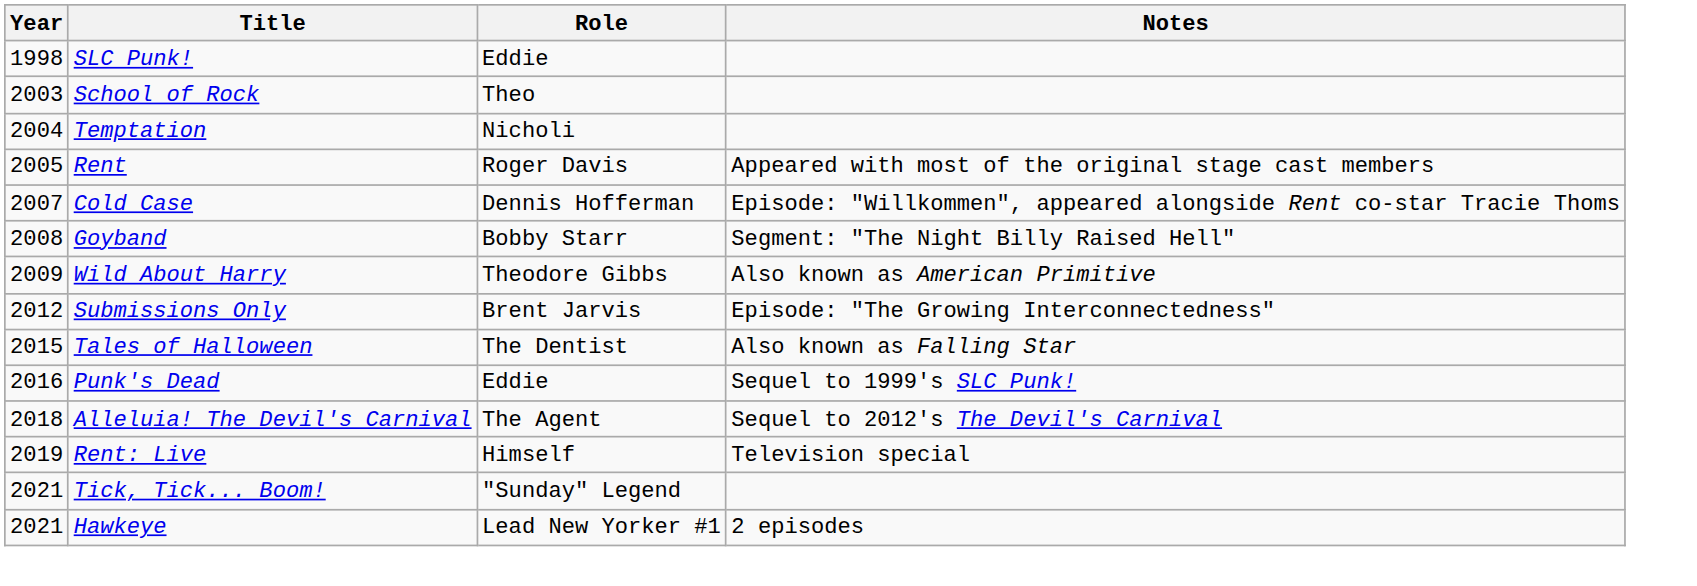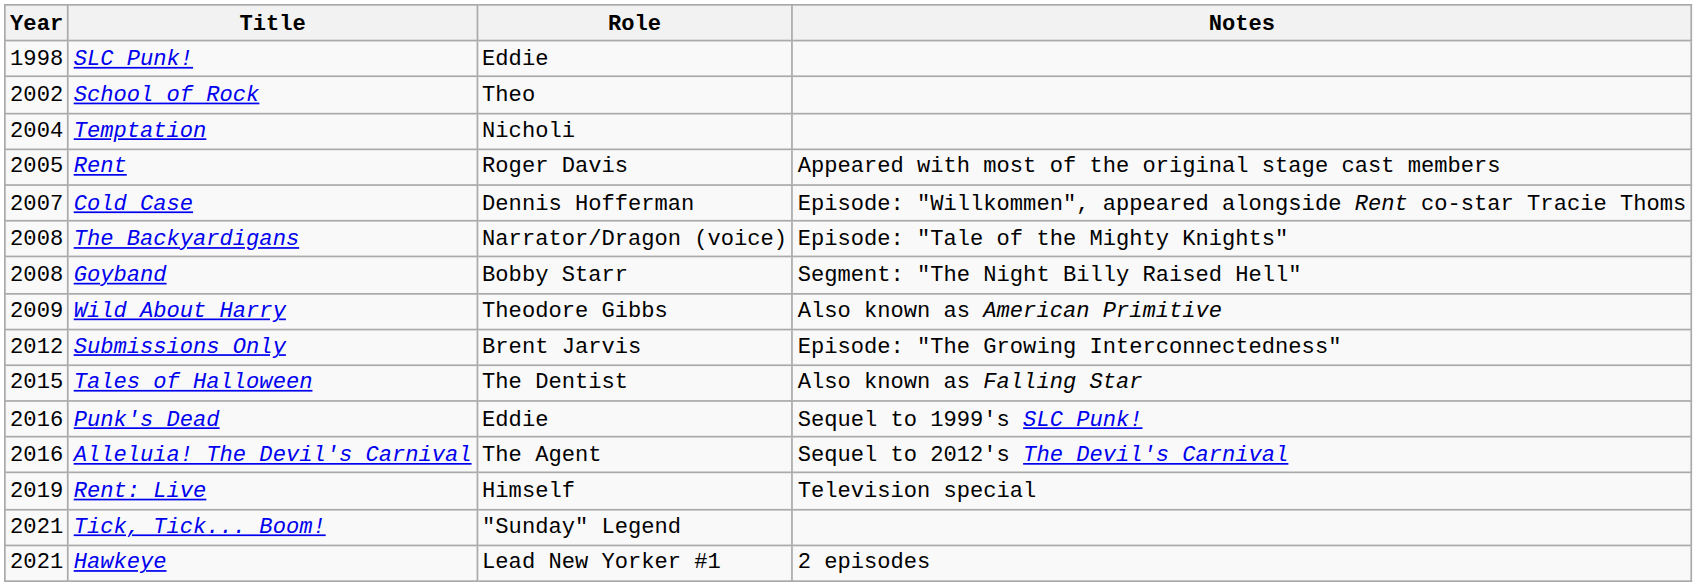(37, 95) 2003 -> (37, 95) 2002
+ row: (186, 239)
(37, 419) 2018 -> (37, 455) 2016
